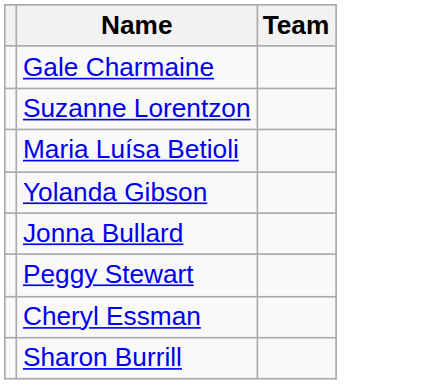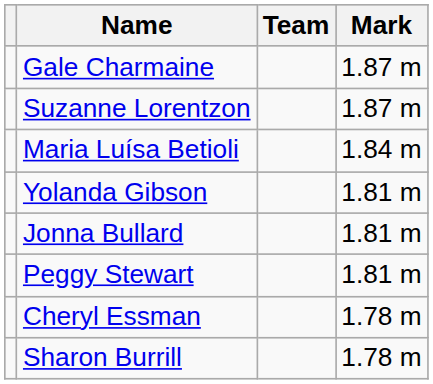+ column: (381, 25)
